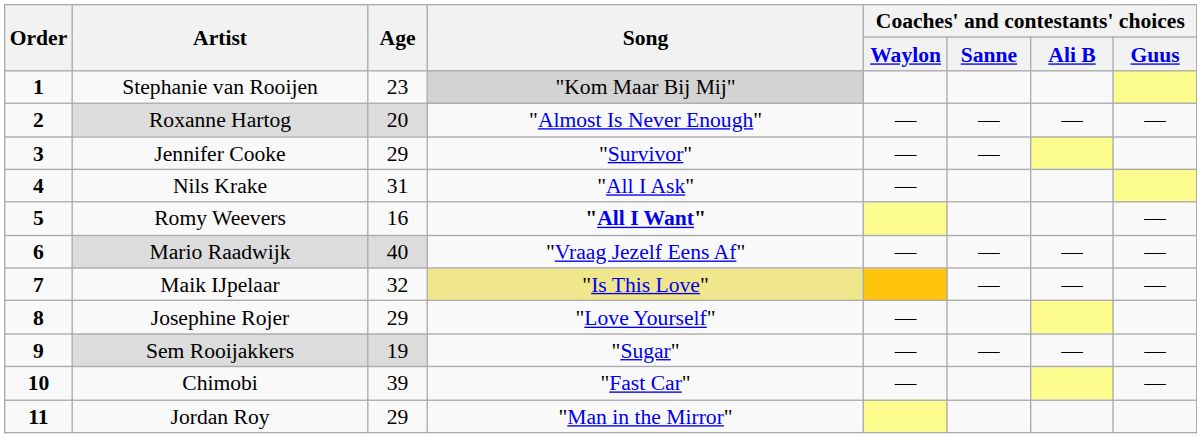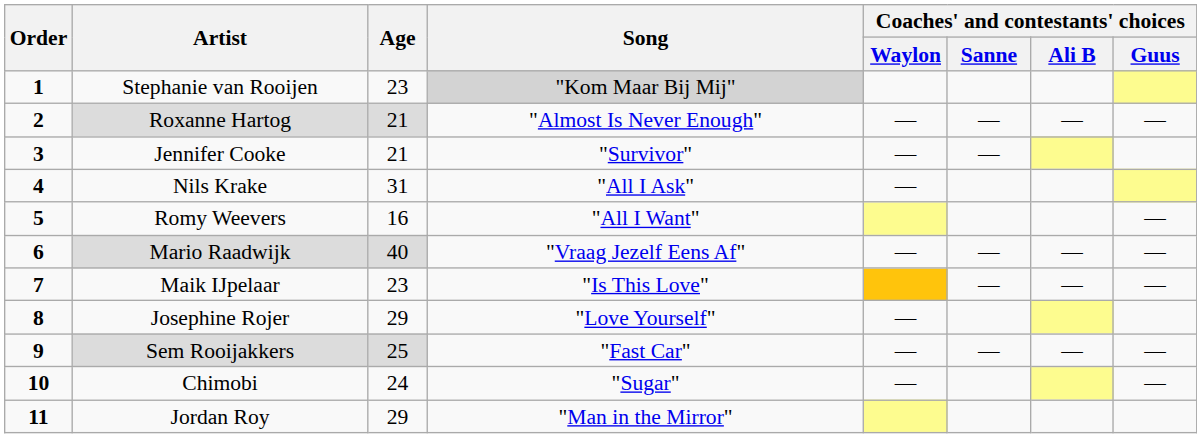(398, 120) 20 -> (398, 120) 21
(398, 153) 29 -> (398, 153) 21
(646, 219) bold -> (646, 219) normal
(398, 284) 32 -> (398, 284) 23
(646, 284) khaki background -> (646, 284) no background
(398, 350) 19 -> (398, 350) 25
(646, 350) "Sugar" -> (646, 350) "Fast Car"
(398, 383) 39 -> (398, 383) 24
(646, 383) "Fast Car" -> (646, 383) "Sugar"
